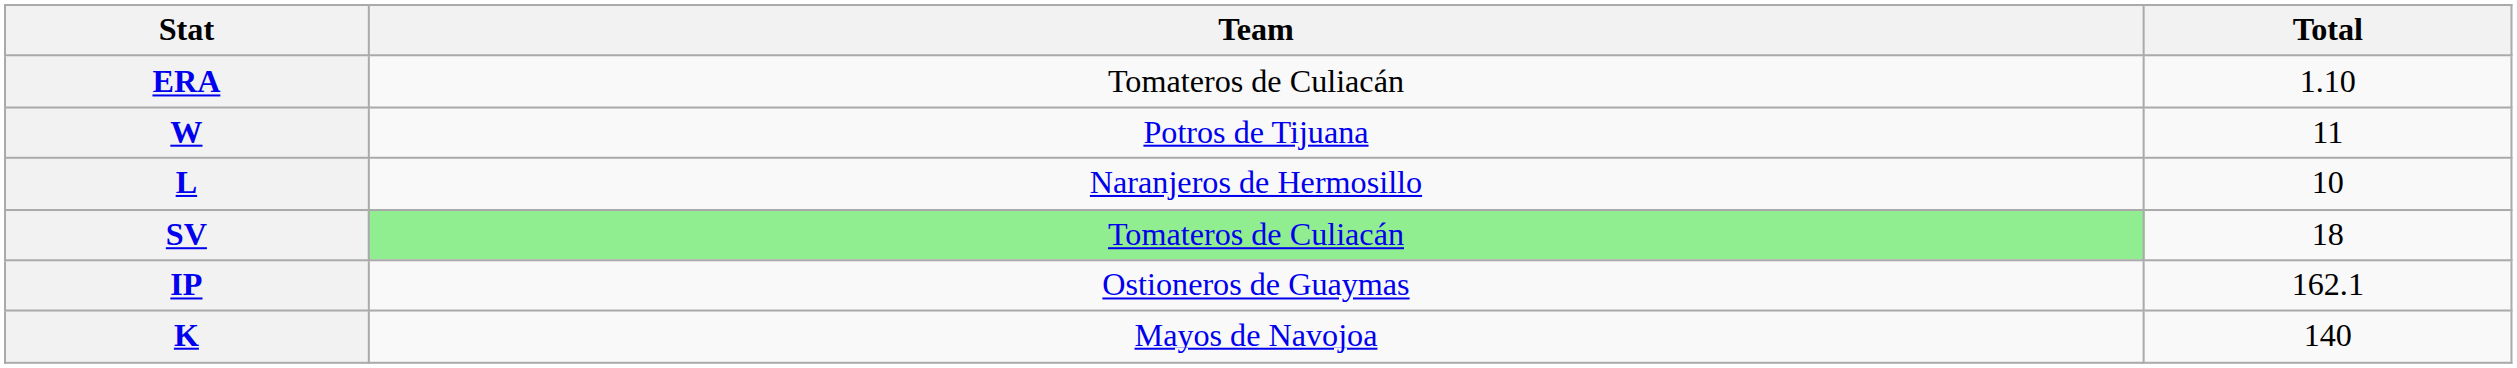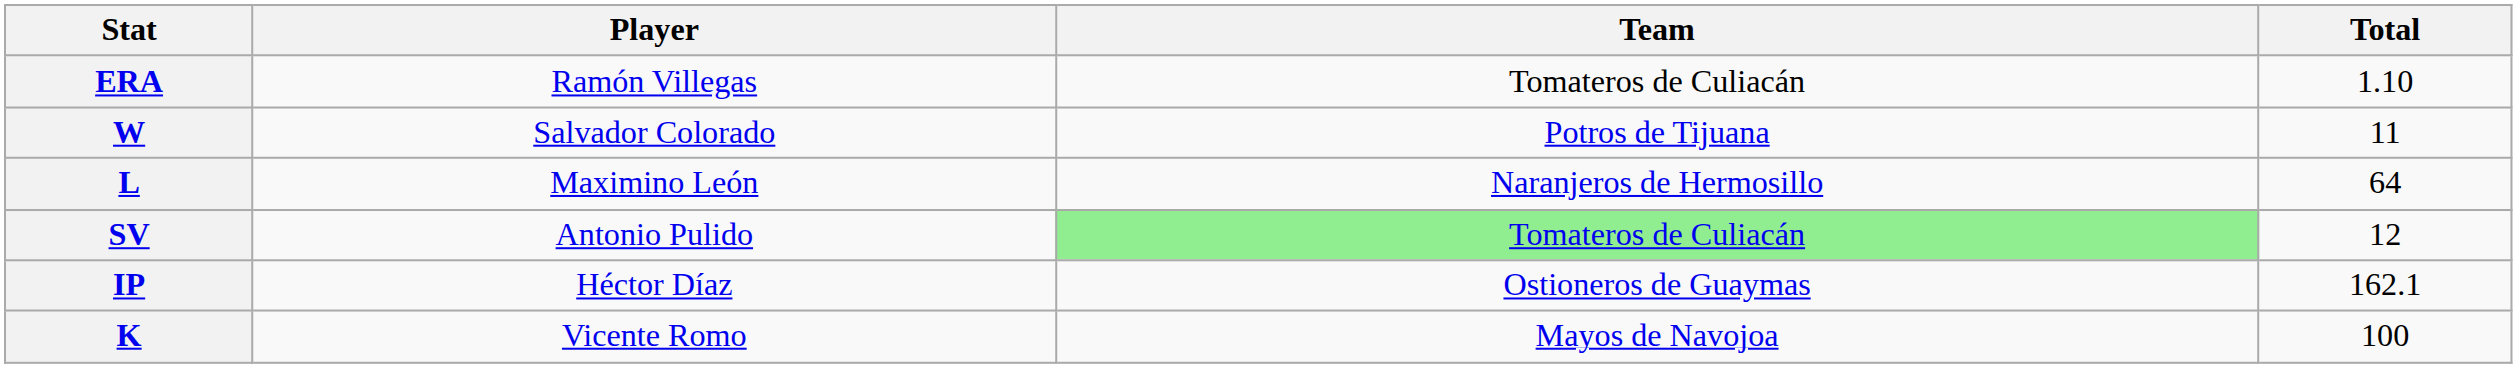+ column: (654, 30)
(2328, 183) 10 -> (2385, 183) 64
(2328, 234) 18 -> (2385, 234) 12
(2328, 336) 140 -> (2385, 336) 100
